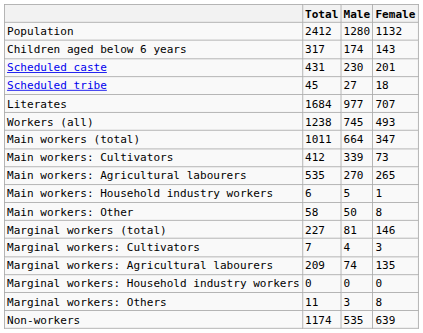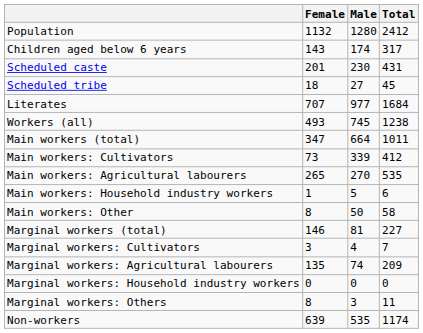columns swapped: (322, 13) <-> (395, 13)
